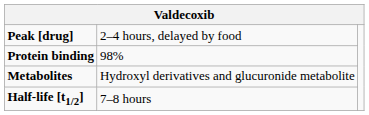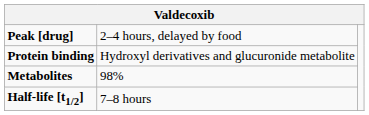(112, 55) 98% -> (227, 55) Hydroxyl derivatives and glucuronide metabolite
(227, 76) Hydroxyl derivatives and glucuronide metabolite -> (112, 76) 98%
